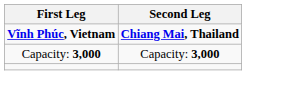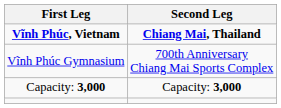+ row: (66, 61)
